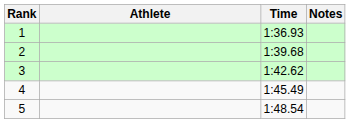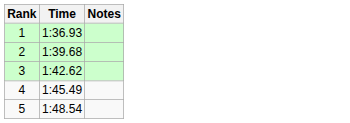- column: (150, 14)
